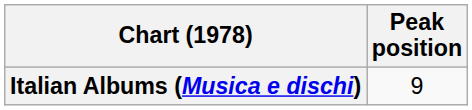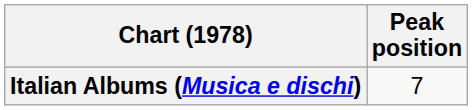(417, 85) 9 -> (417, 85) 7
